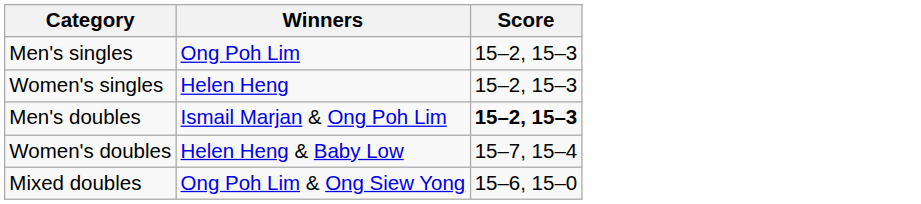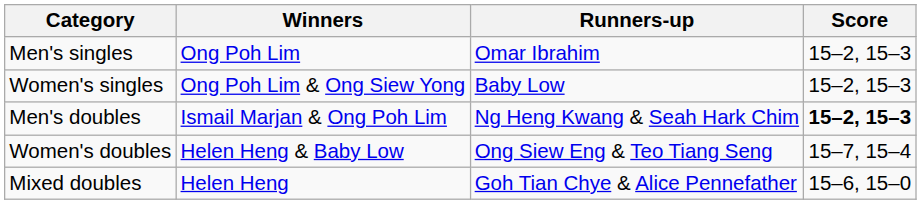+ column: (637, 20)
(235, 85) Helen Heng -> (323, 85) Ong Poh Lim & Ong Siew Yong
(323, 183) Ong Poh Lim & Ong Siew Yong -> (235, 183) Helen Heng
